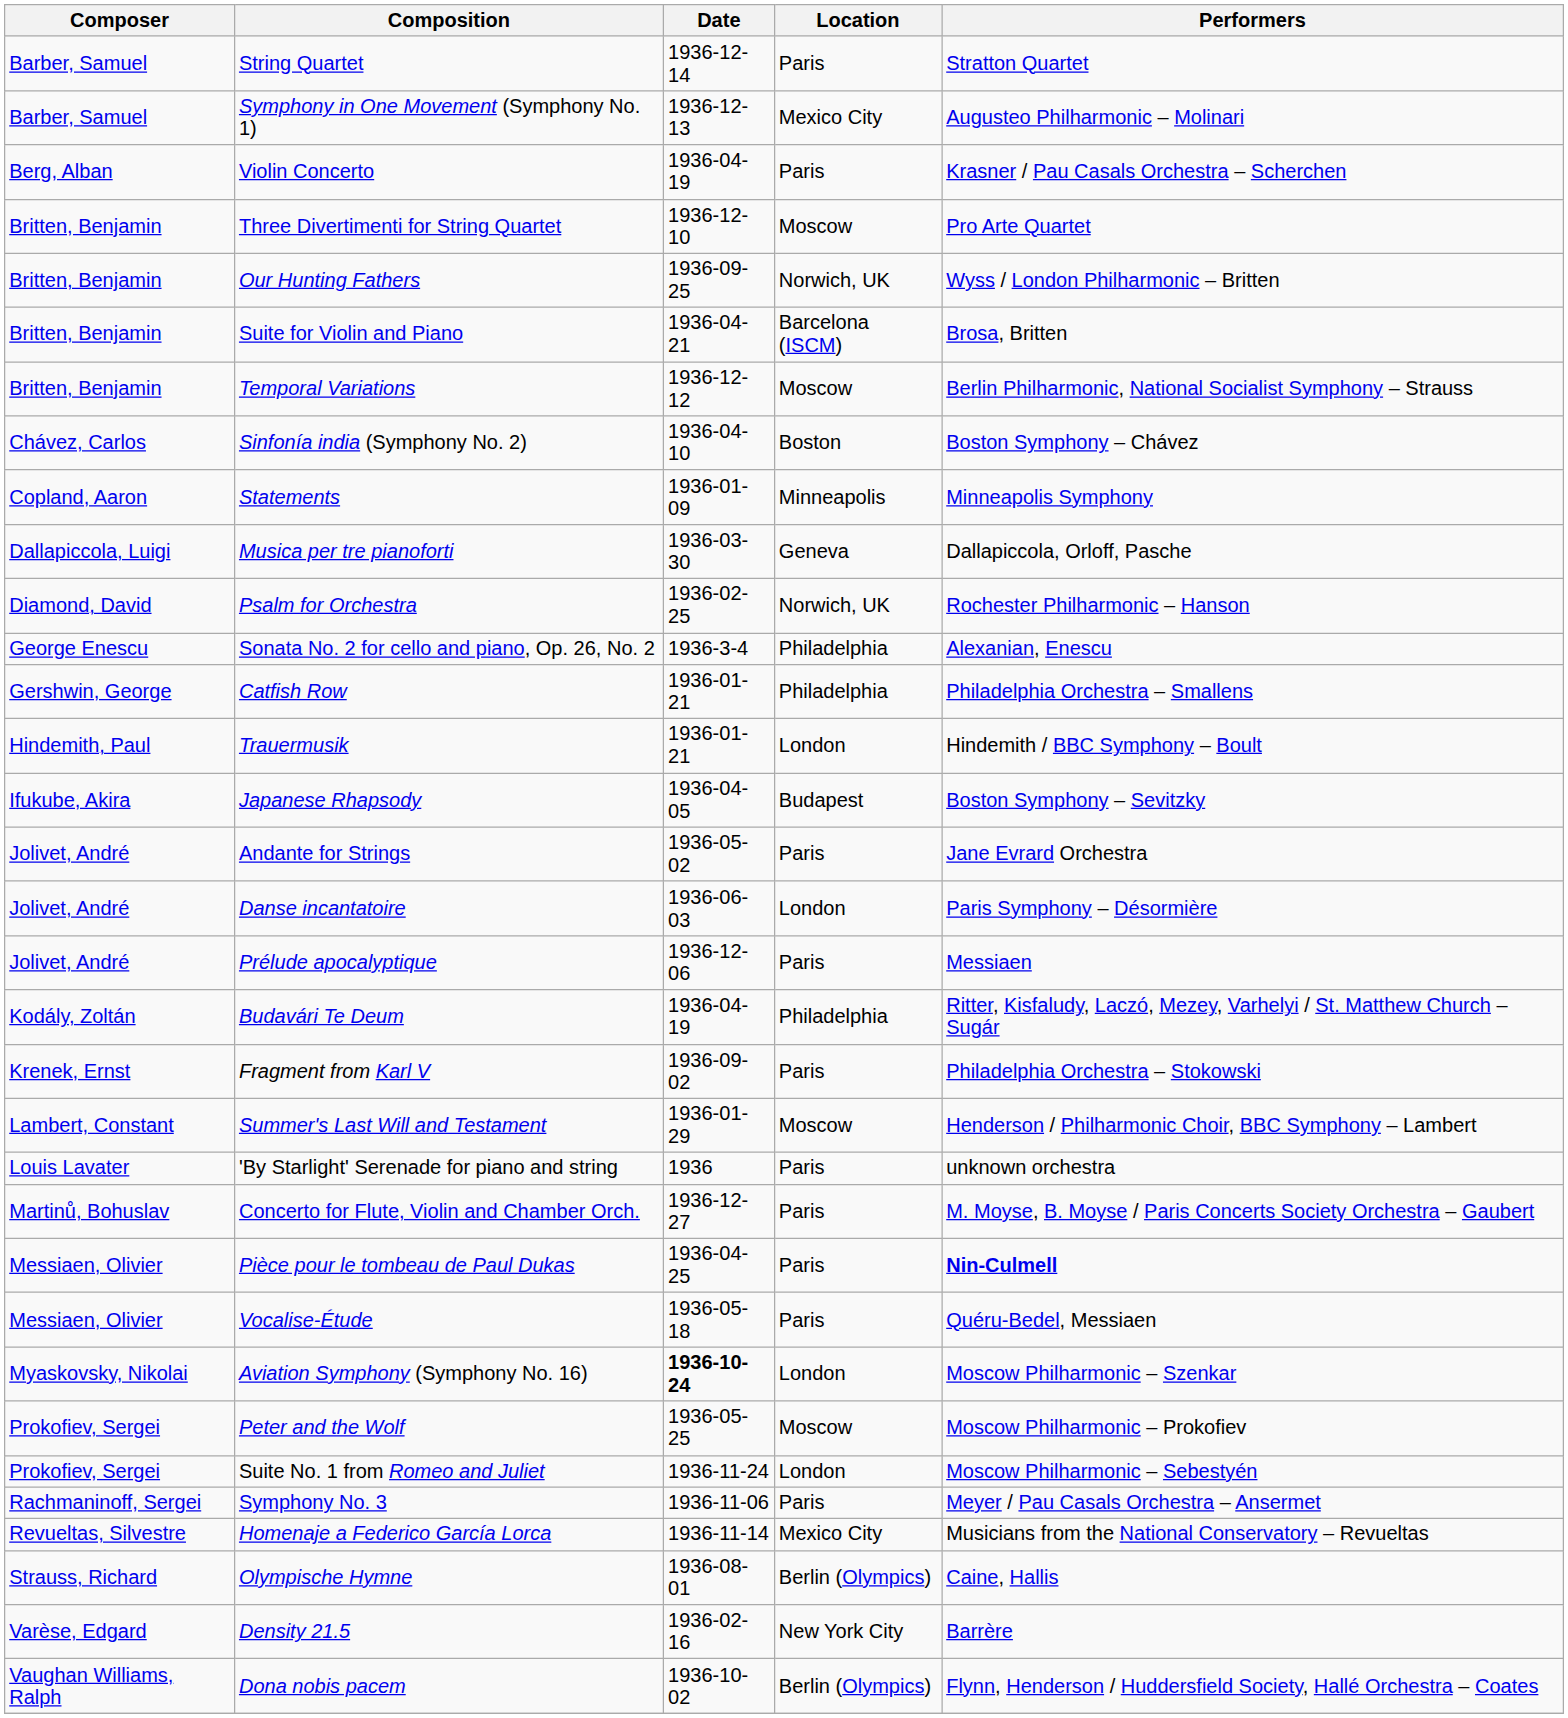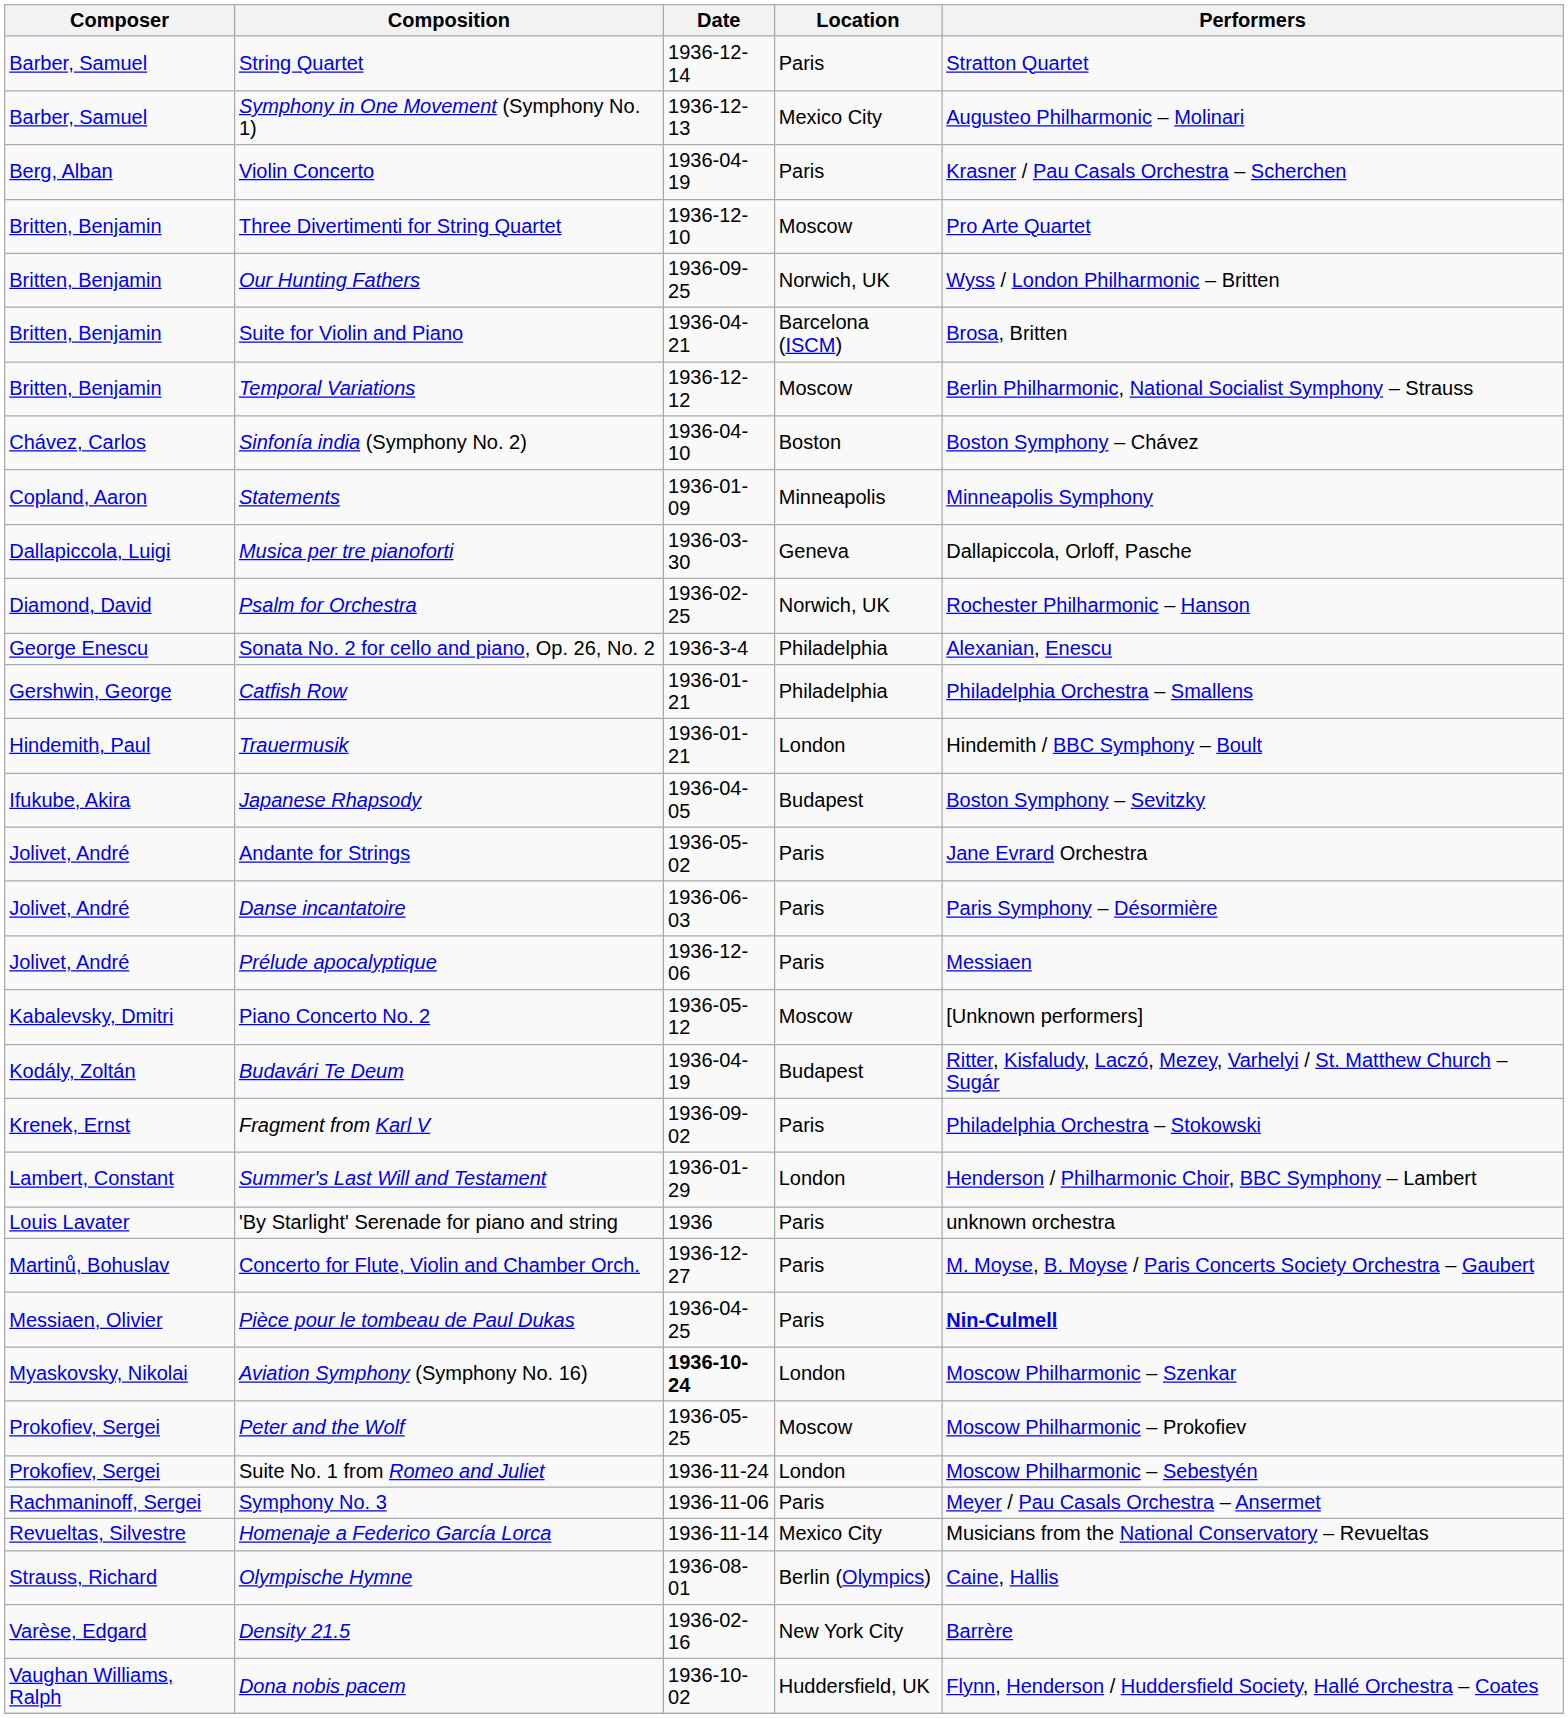(812, 908) London -> (802, 908) Paris
+ row: (335, 1016)
(833, 1016) Philadelphia -> (821, 1070) Budapest
(816, 1125) Moscow -> (812, 1179) London
- row: (306, 1319)
(855, 1685) Berlin (Olympics) -> (854, 1685) Huddersfield, UK
